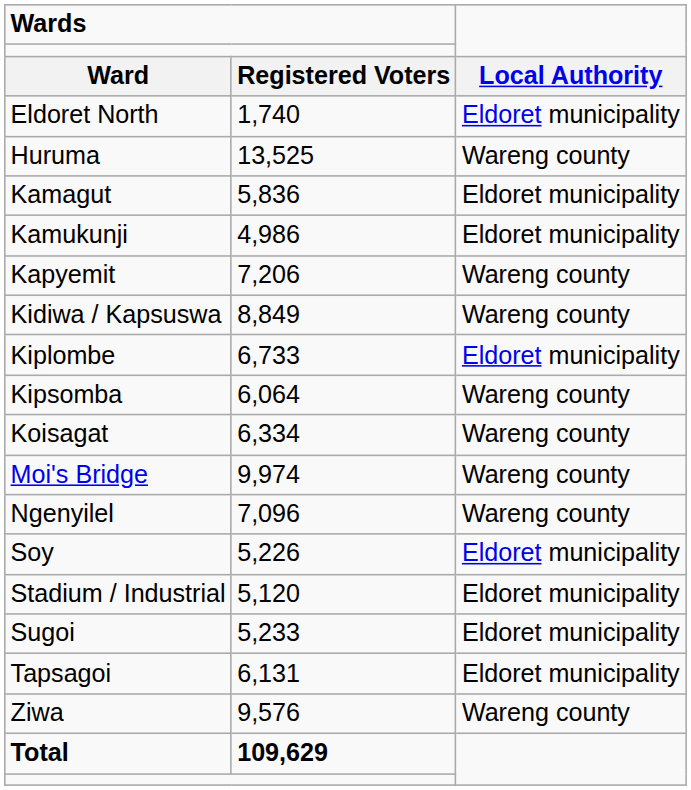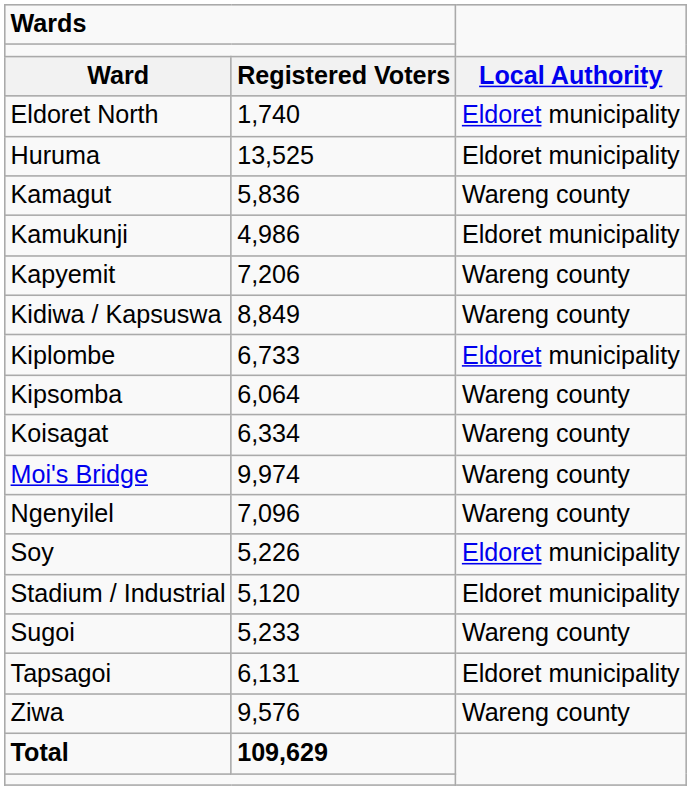(546, 155) Wareng county -> (571, 155) Eldoret municipality
(571, 195) Eldoret municipality -> (546, 195) Wareng county
(571, 633) Eldoret municipality -> (546, 633) Wareng county
